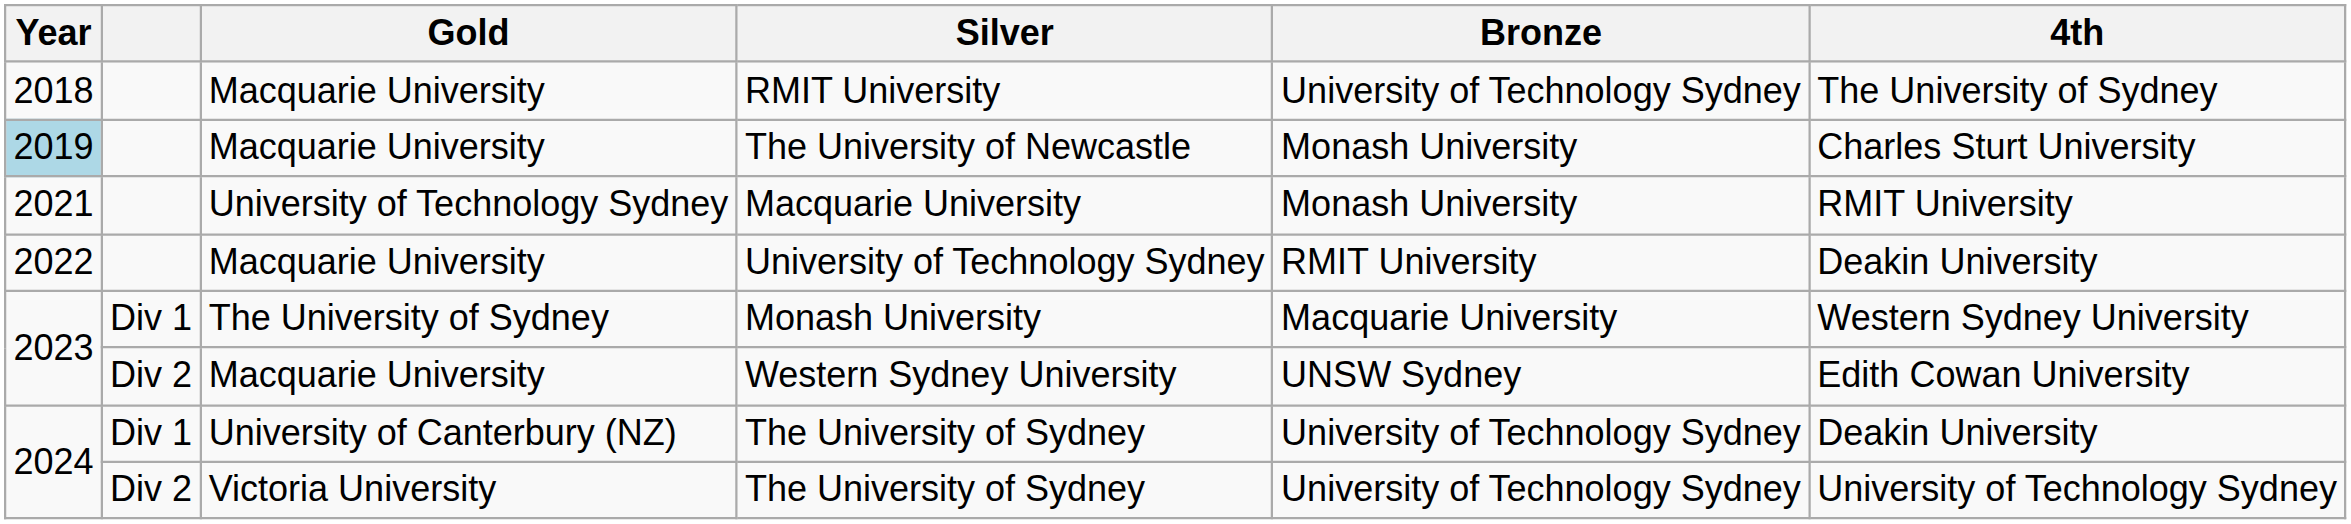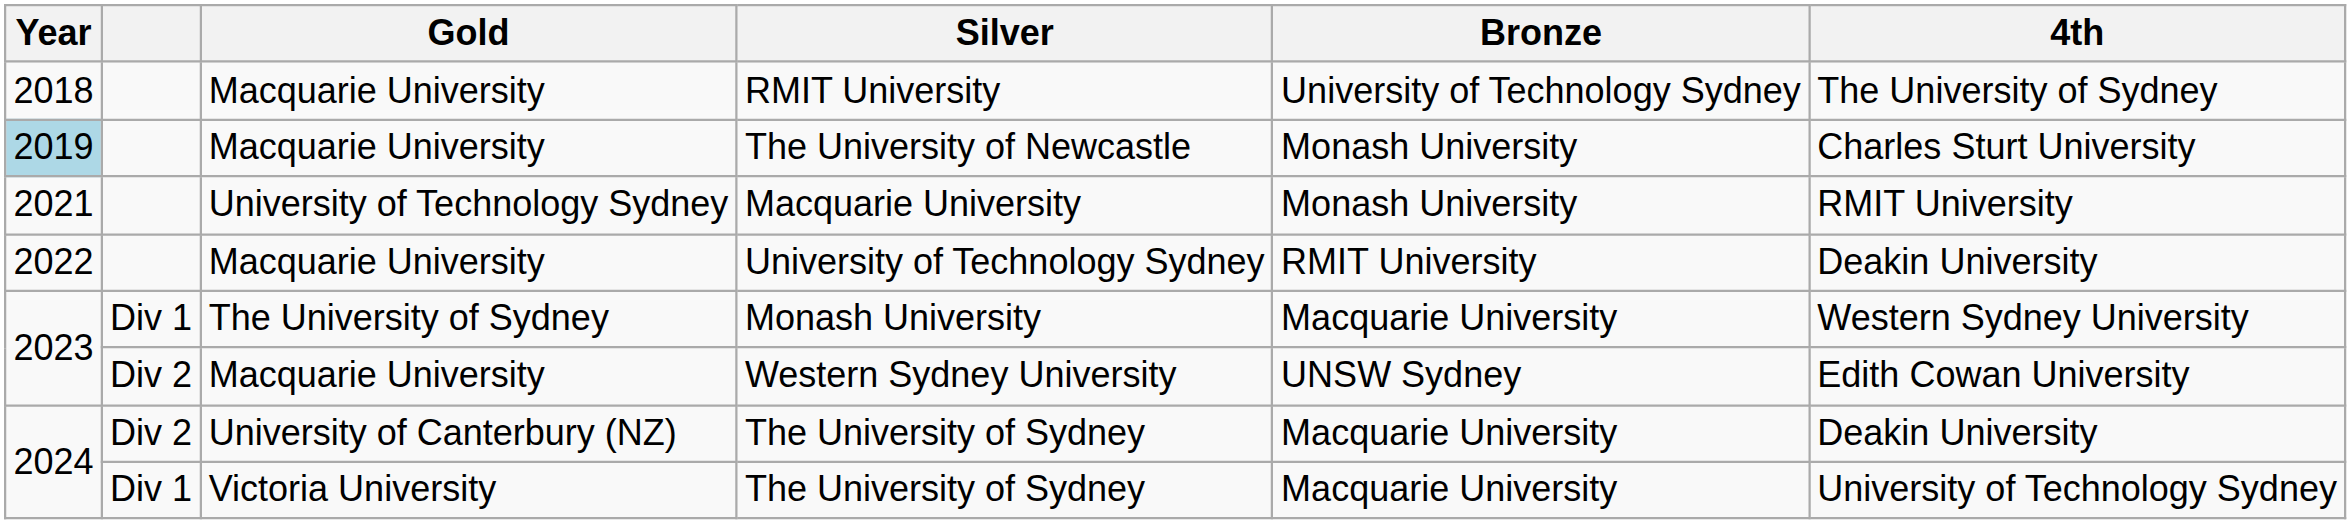(151, 432) Div 1 -> (151, 432) Div 2
(1541, 432) University of Technology Sydney -> (1449, 432) Macquarie University
(151, 489) Div 2 -> (151, 489) Div 1
(1541, 489) University of Technology Sydney -> (1449, 489) Macquarie University
